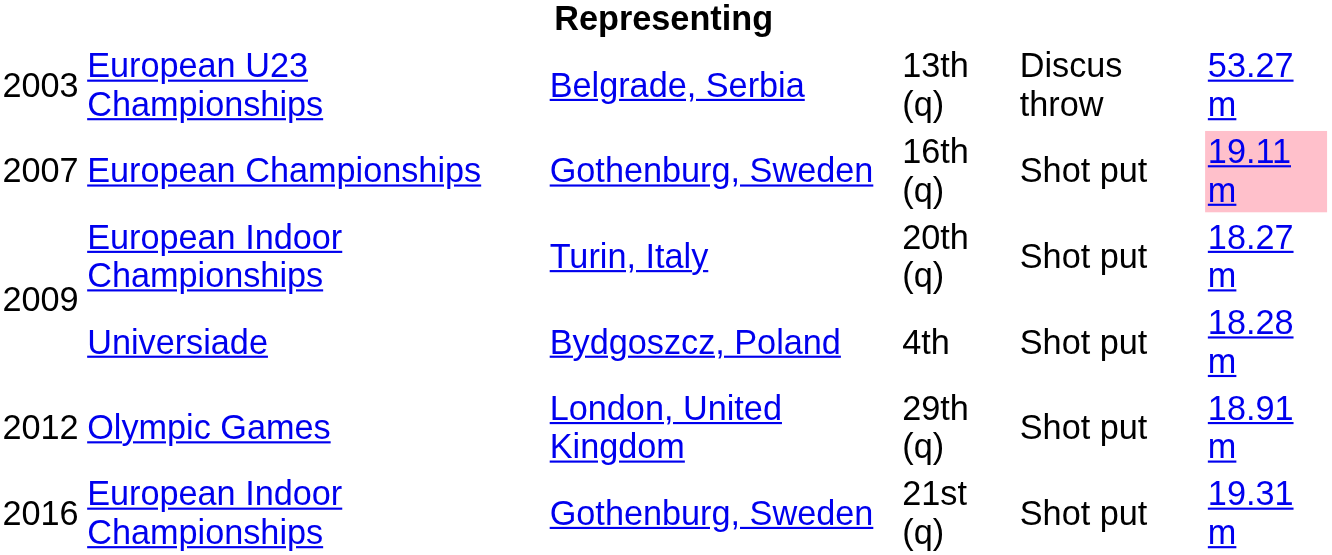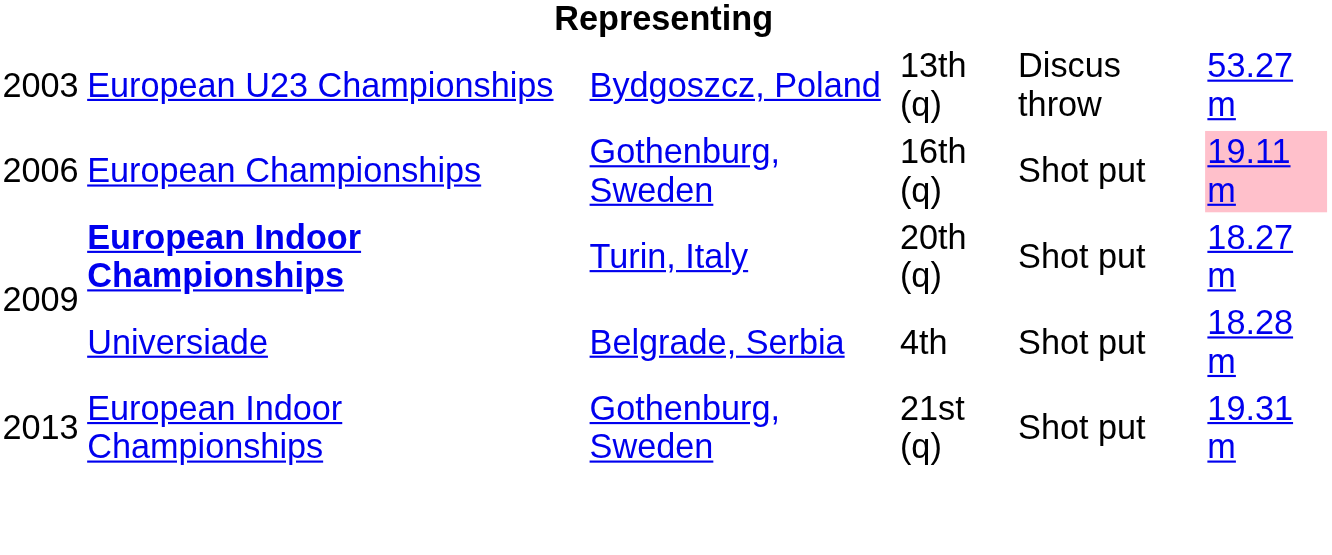(677, 85) Belgrade, Serbia -> (735, 85) Bydgoszcz, Poland
(41, 171) 2007 -> (41, 171) 2006
(215, 256) normal -> (224, 256) bold
(695, 342) Bydgoszcz, Poland -> (717, 342) Belgrade, Serbia
- row: (936, 427)
(41, 513) 2016 -> (41, 427) 2013
